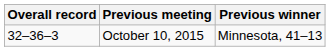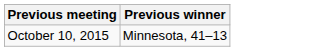- column: (52, 14)
